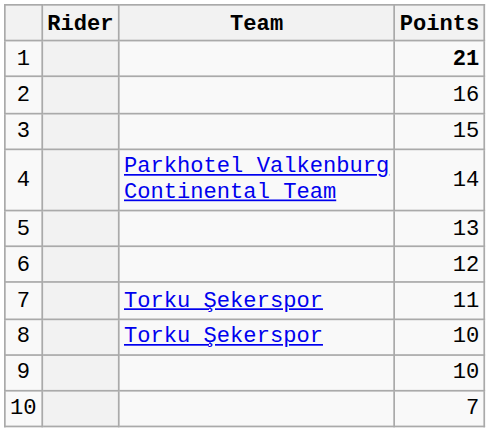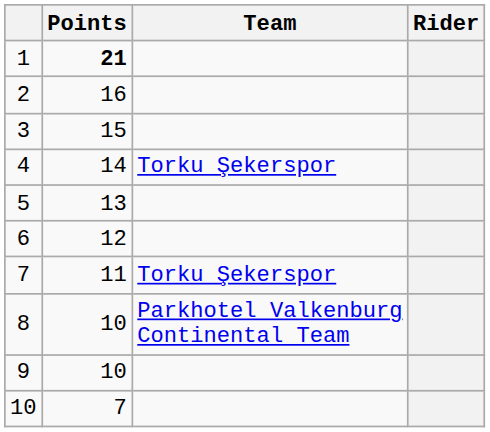columns swapped: (80, 23) <-> (440, 23)
(257, 180) Parkhotel Valkenburg Continental Team -> (237, 167) Torku Şekerspor
(223, 337) Torku Şekerspor -> (270, 324) Parkhotel Valkenburg Continental Team
